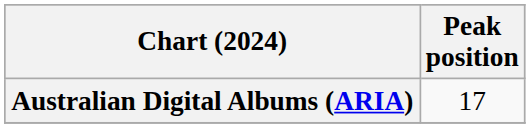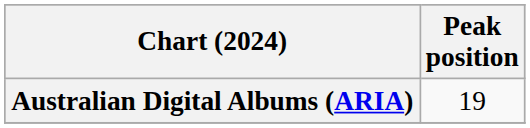(472, 100) 17 -> (472, 100) 19
